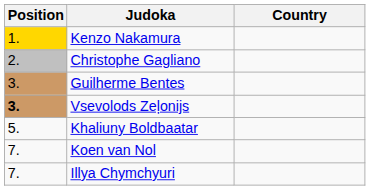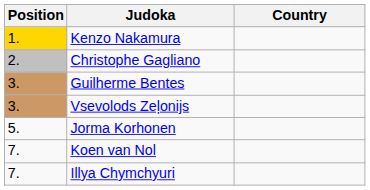(14, 106) bold -> (14, 106) normal
+ row: (123, 128)
- row: (134, 128)
